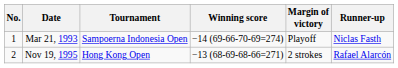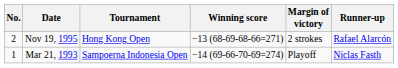rows swapped: (52, 39) <-> (51, 55)
